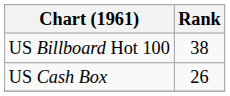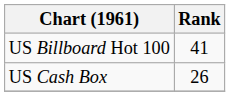(199, 47) 38 -> (199, 47) 41
